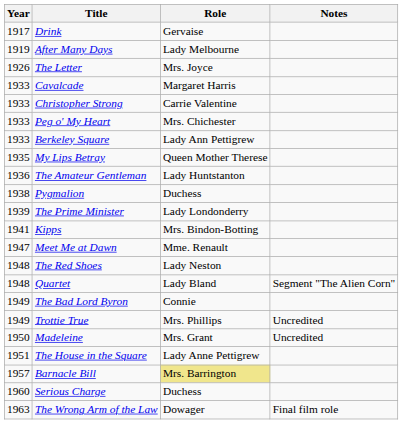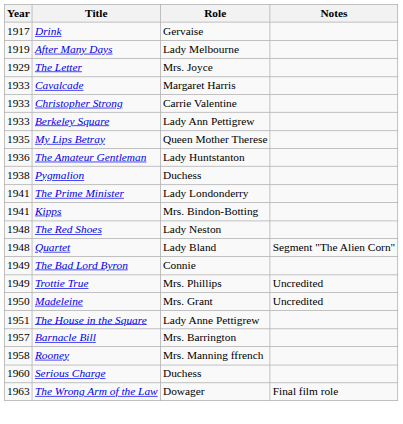(18, 67) 1926 -> (18, 67) 1929
- row: (73, 121)
(18, 211) 1939 -> (18, 193) 1941
- row: (76, 247)
(200, 373) khaki background -> (200, 337) no background
+ row: (52, 355)
